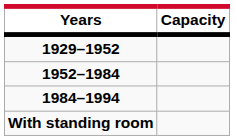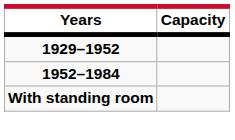- row: (81, 98)
